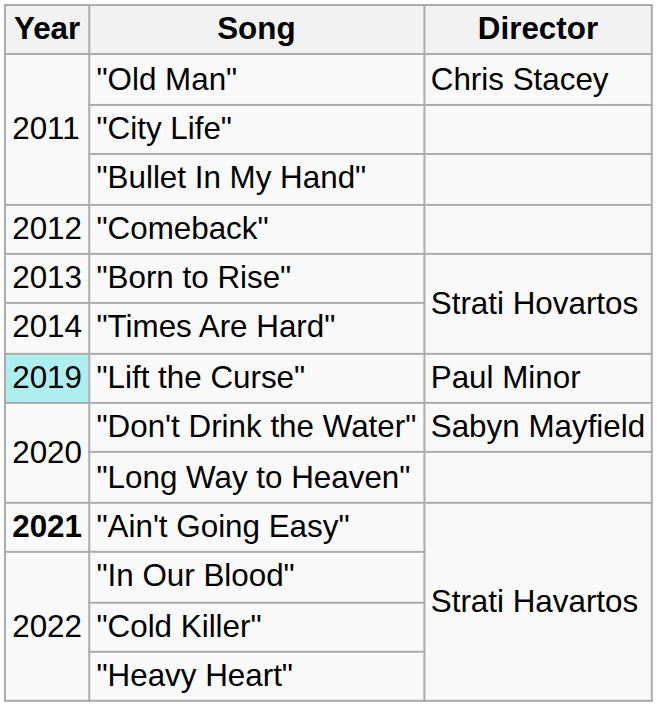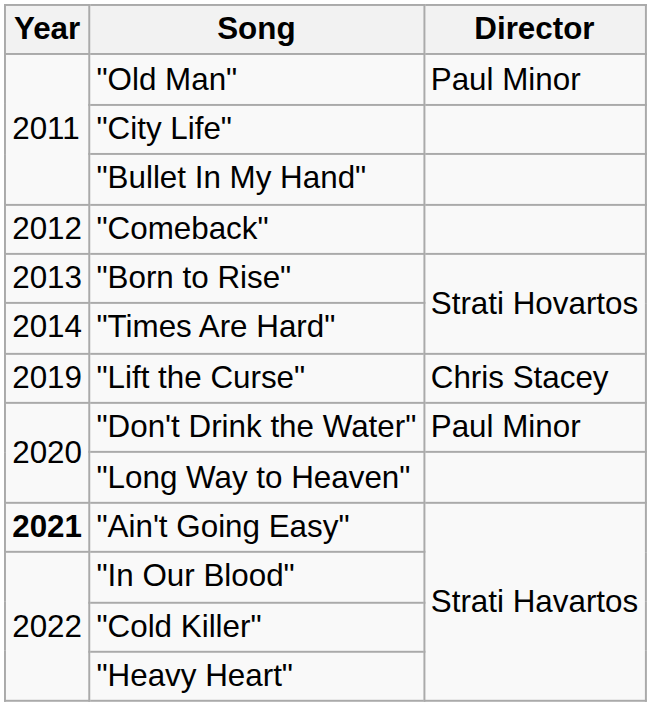(520, 79) Chris Stacey -> (506, 79) Paul Minor
(47, 377) paleturquoise background -> (47, 377) no background
(506, 377) Paul Minor -> (520, 377) Chris Stacey
(538, 427) Sabyn Mayfield -> (506, 427) Paul Minor
